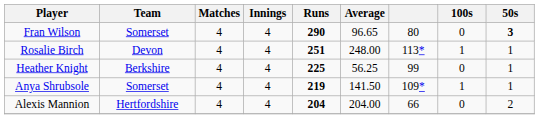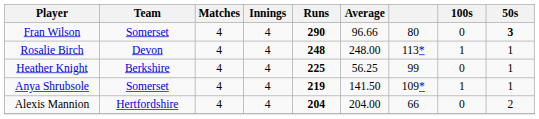(365, 31) 96.65 -> (365, 31) 96.66
(316, 50) 251 -> (316, 50) 248
